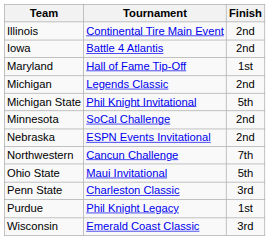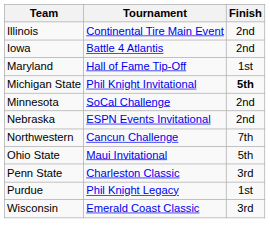- row: (29, 84)
(245, 102) normal -> (245, 84) bold
